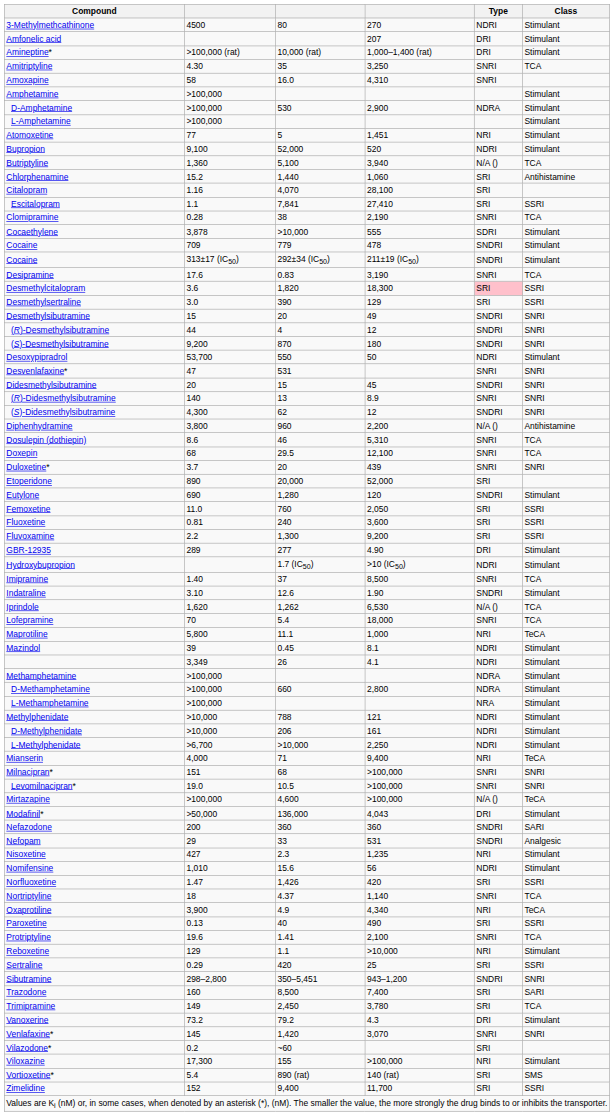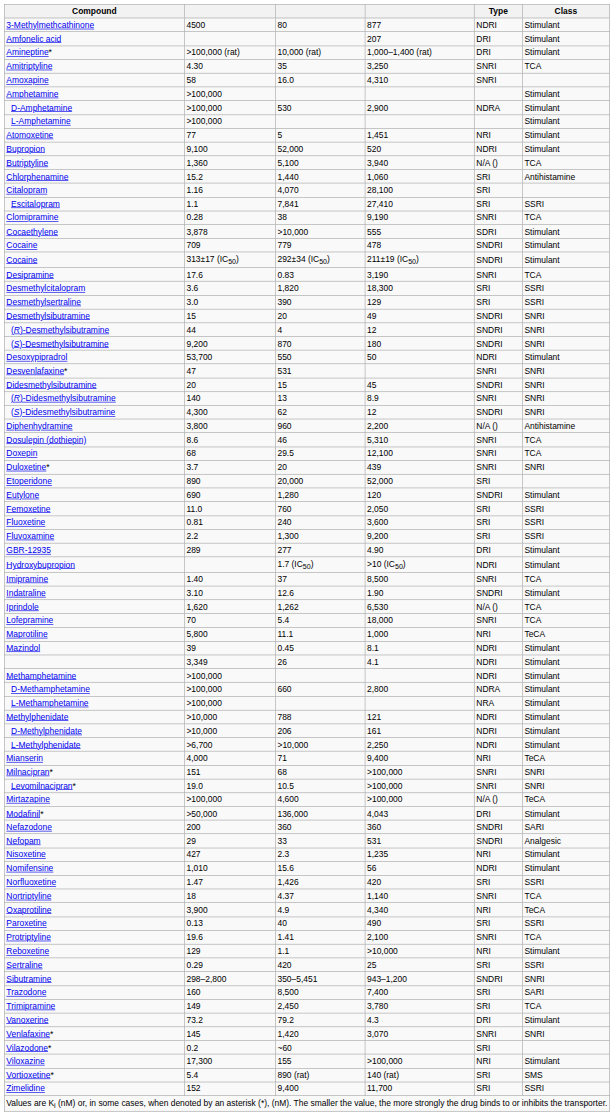(374, 25) 270 -> (374, 25) 877
(378, 218) 2,190 -> (378, 218) 9,190
(483, 288) pink background -> (483, 288) no background
(488, 676) NDRA -> (487, 676) NDRI
